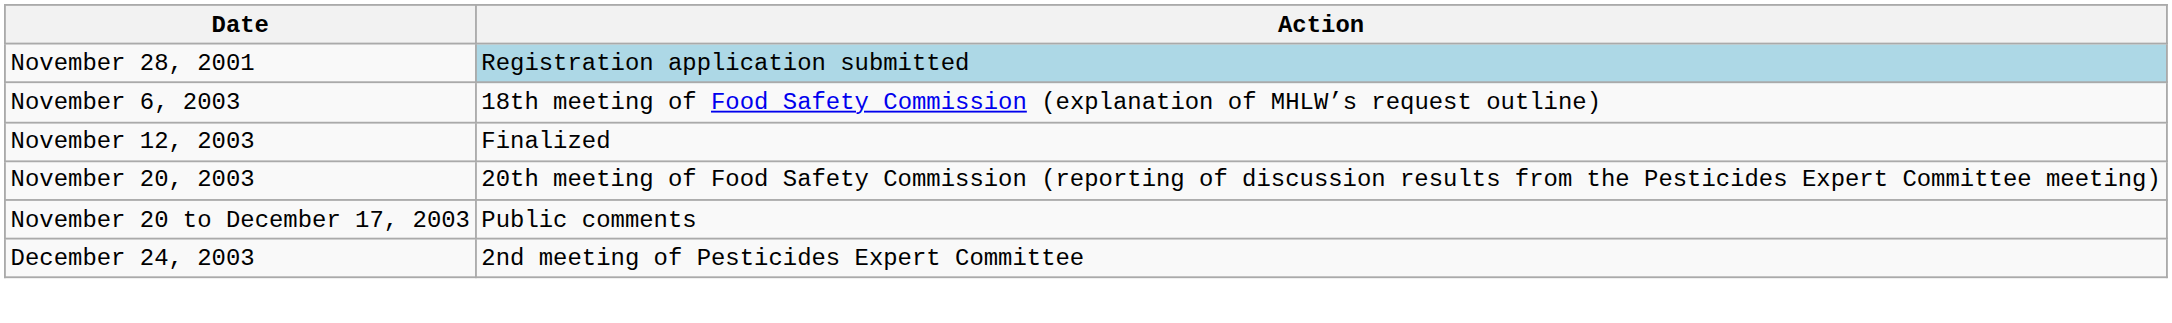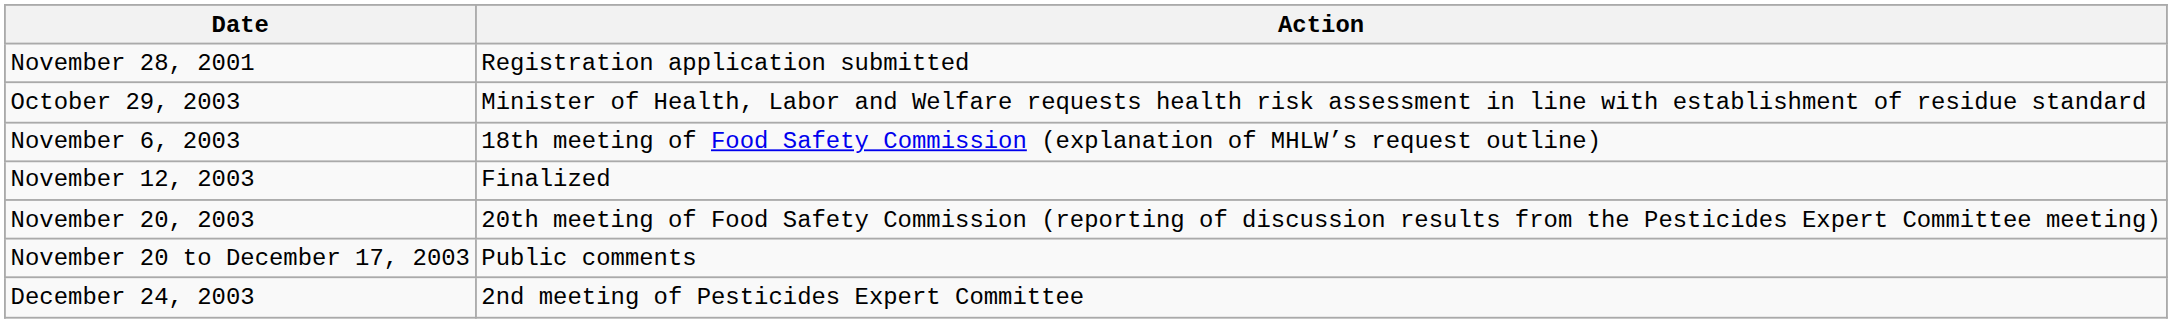(725, 63) lightblue background -> (725, 63) no background
+ row: (125, 102)
